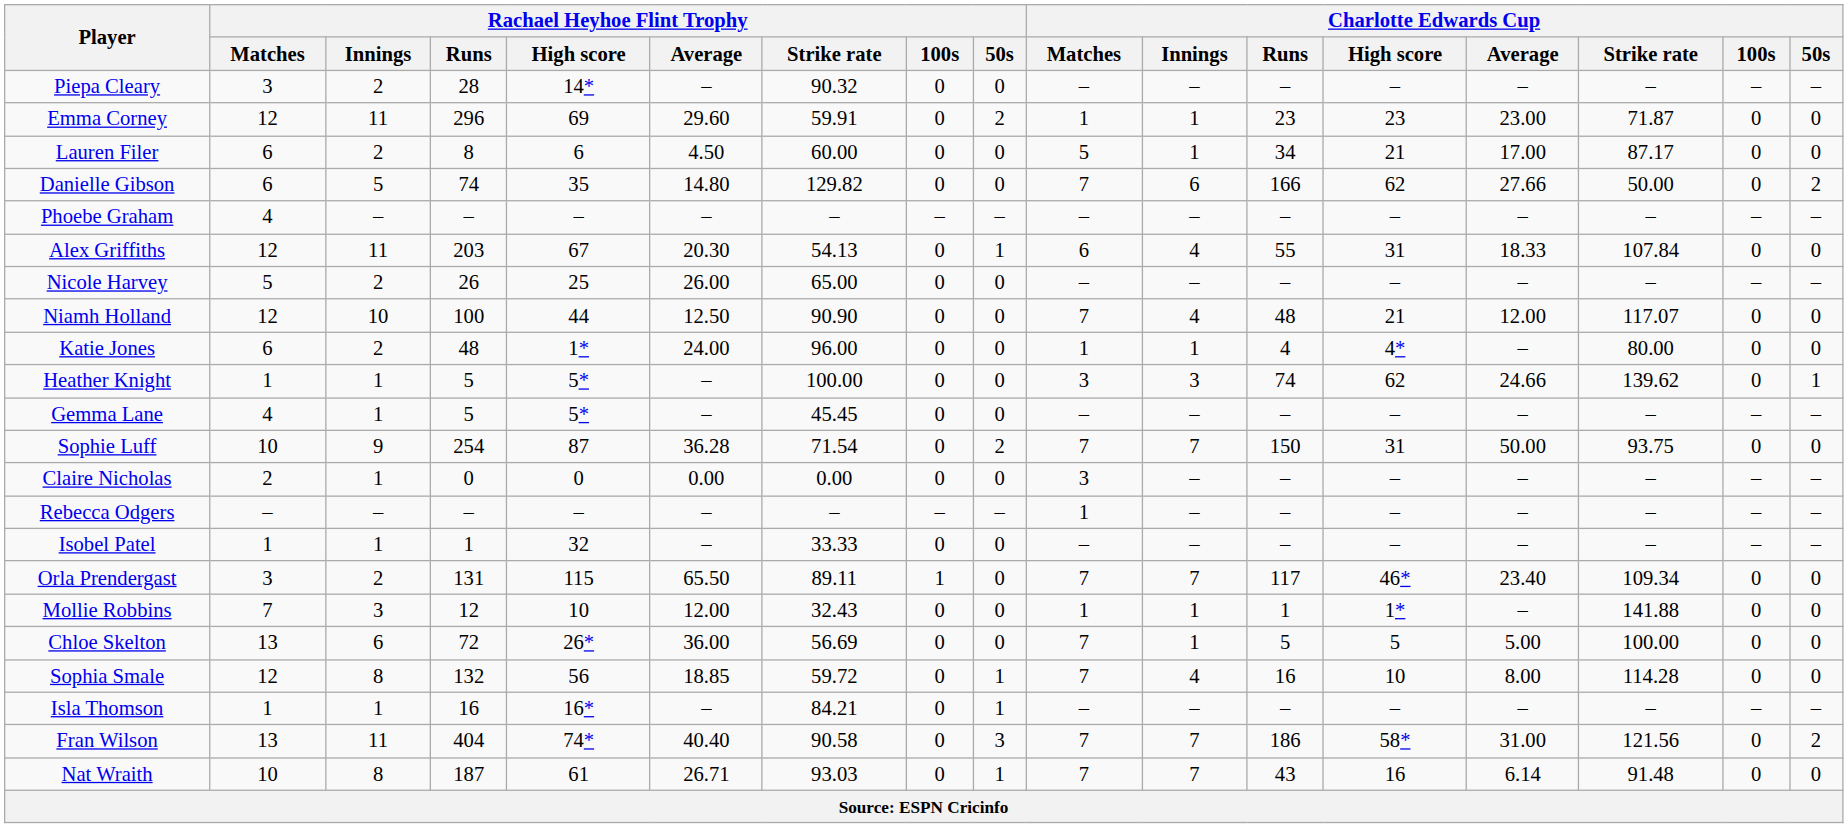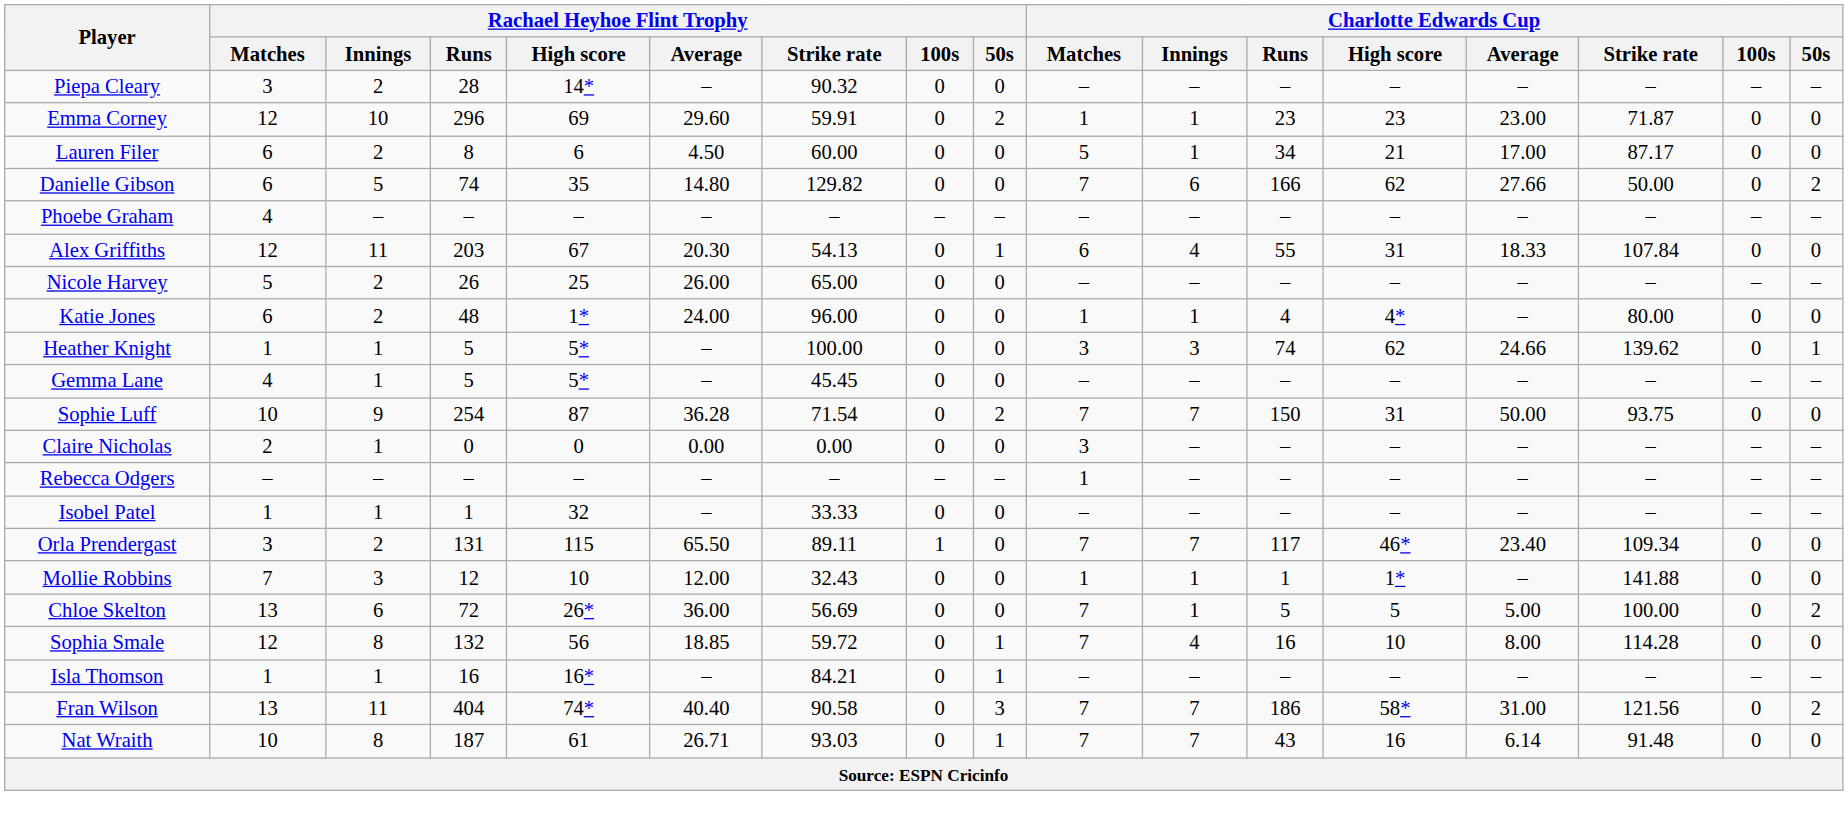(378, 119) 11 -> (378, 119) 10
- row: (107, 315)
(1816, 642) 0 -> (1816, 610) 2
